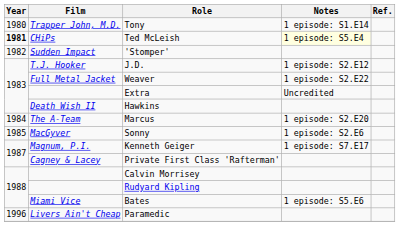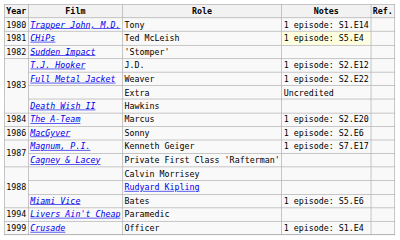(16, 38) bold -> (16, 38) normal
(16, 133) 1985 -> (16, 133) 1986
(16, 214) 1996 -> (16, 214) 1994
+ row: (142, 228)
